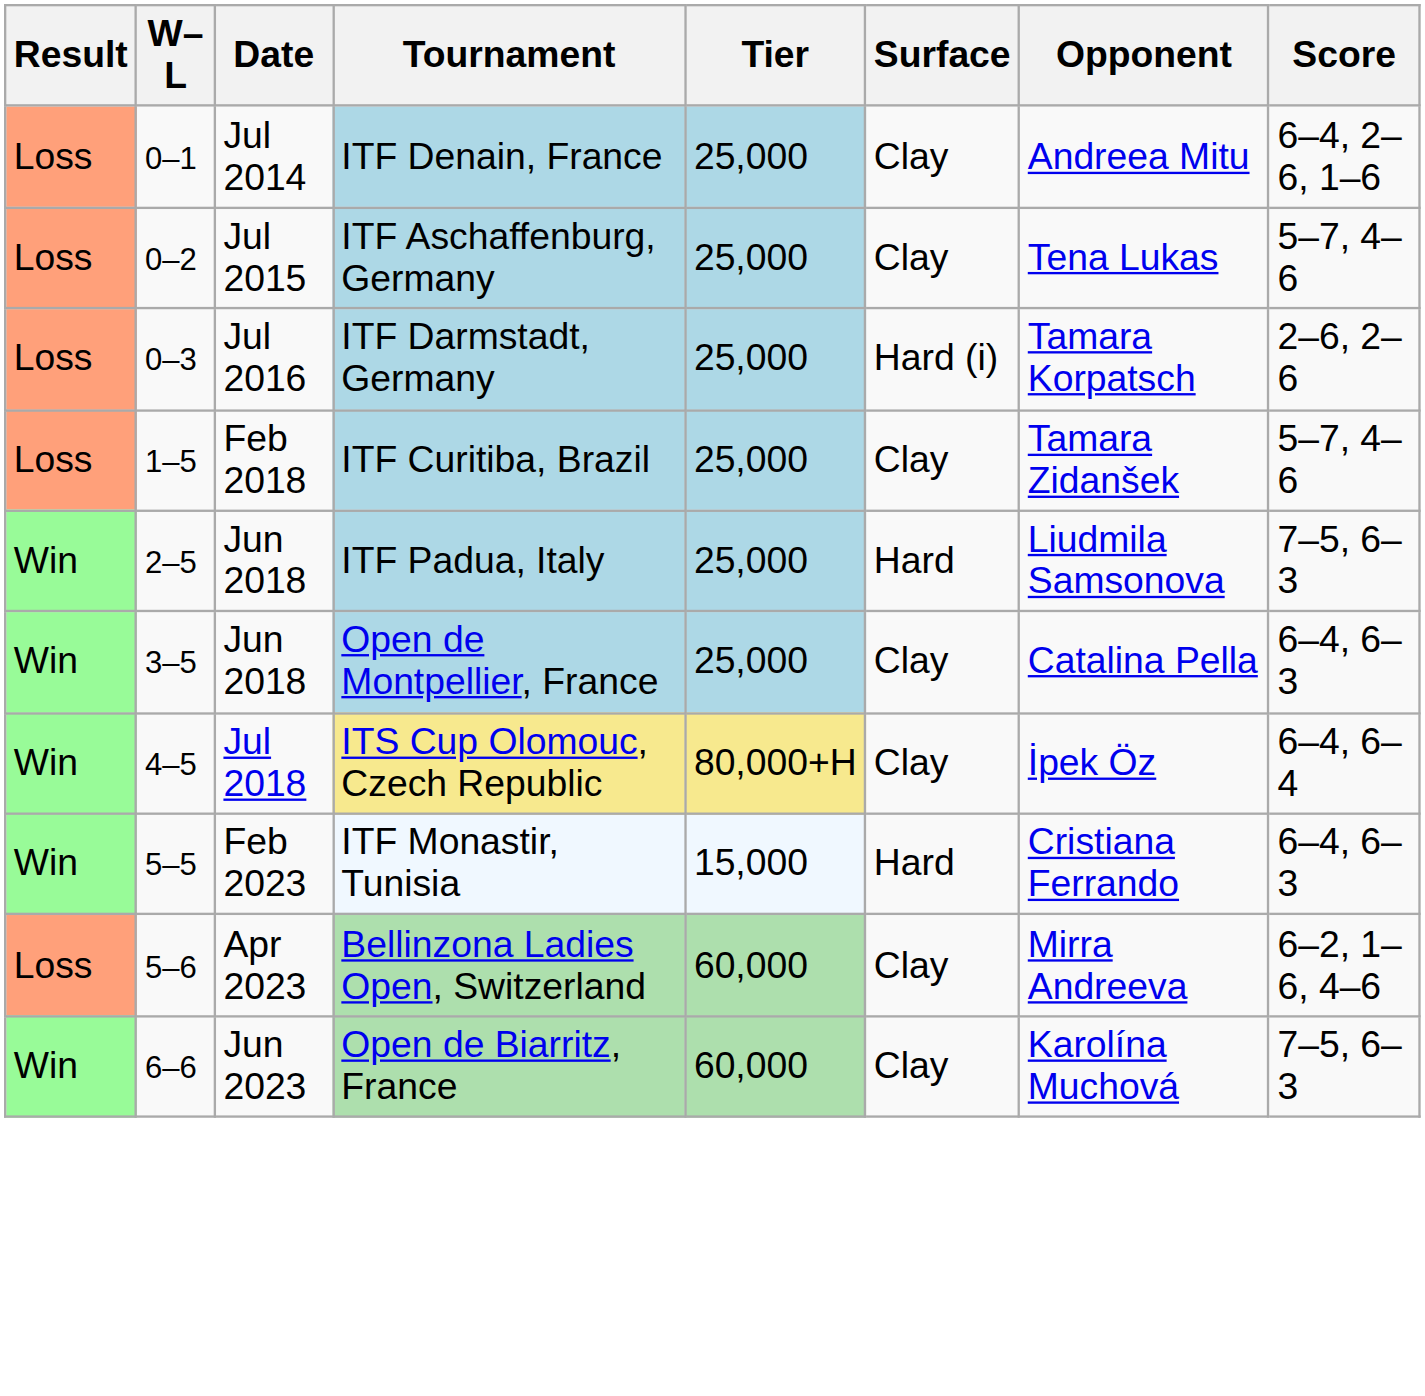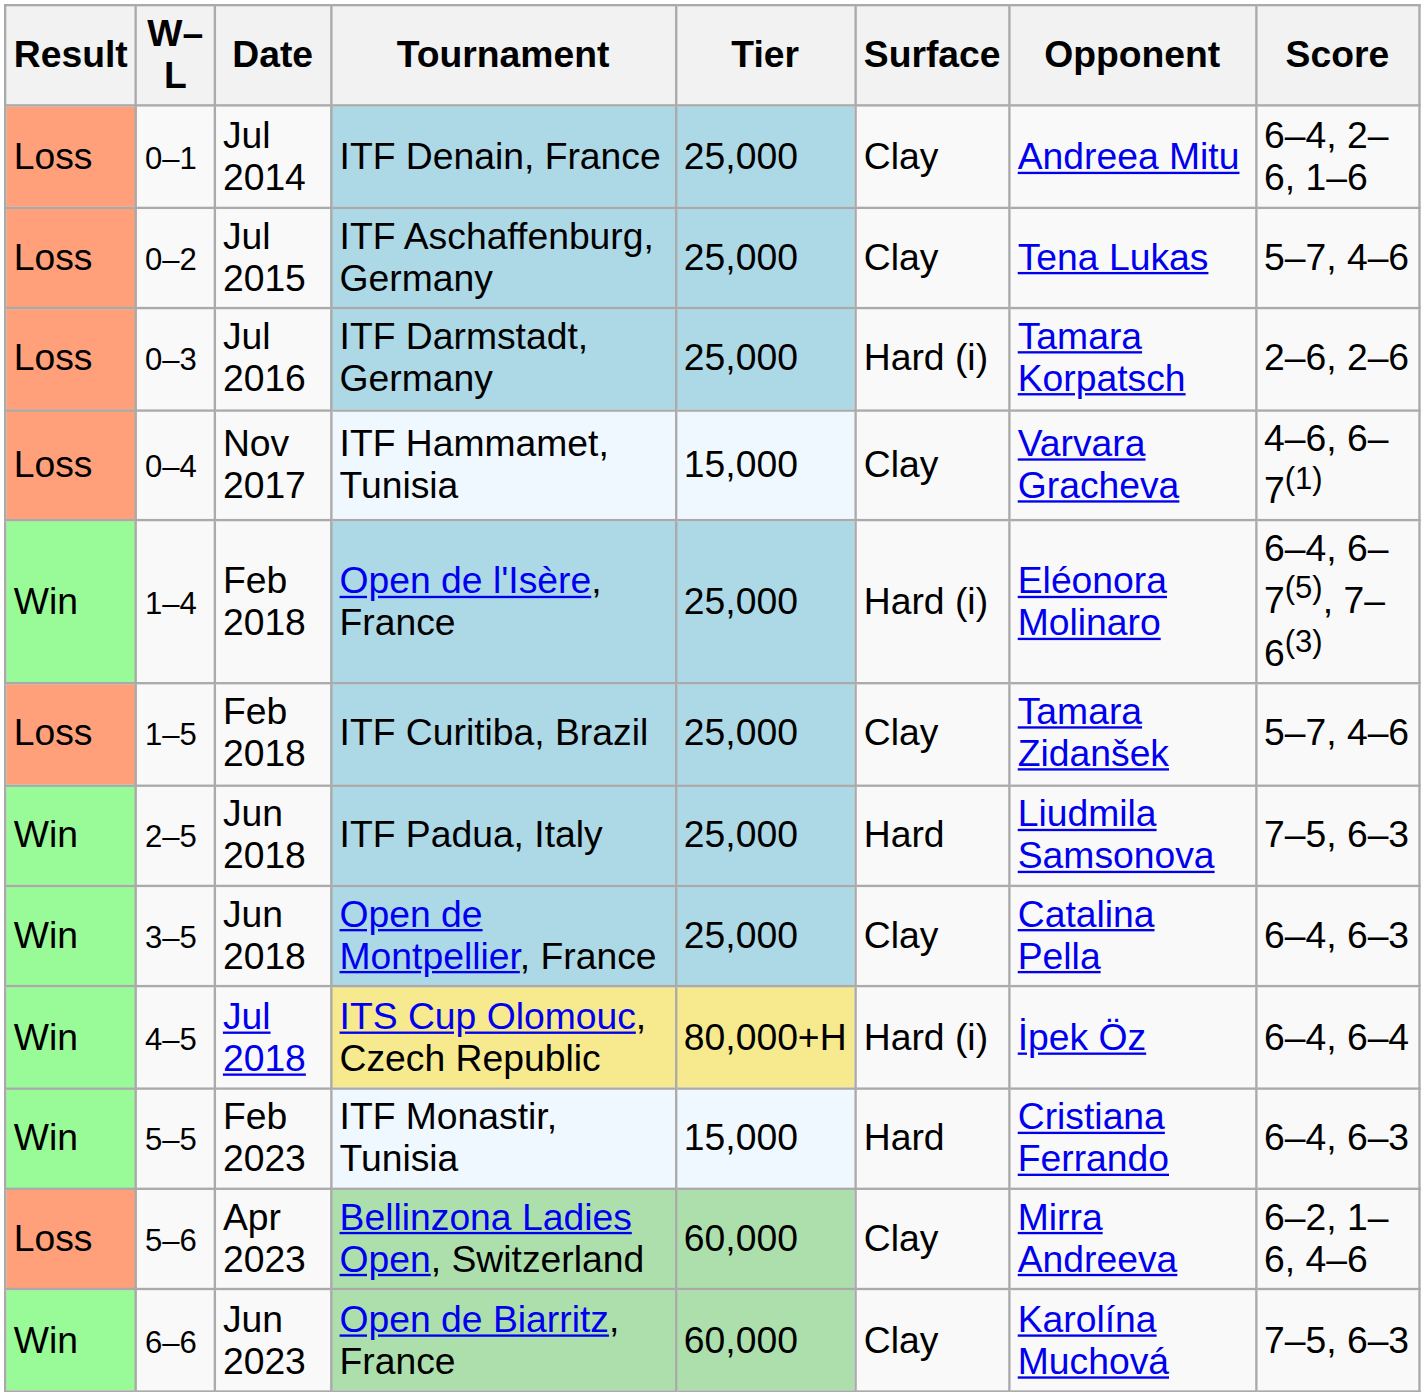+ row: (474, 464)
+ row: (471, 601)
(911, 762) Clay -> (926, 1036) Hard (i)
